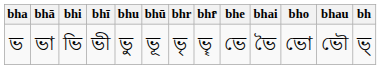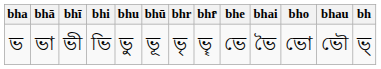columns swapped: (73, 14) <-> (101, 14)
